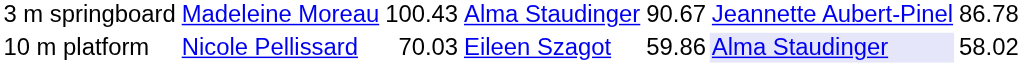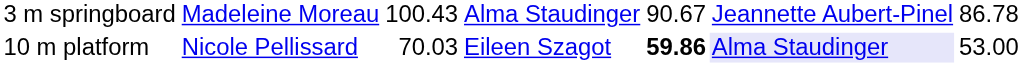(676, 47) normal -> (676, 47) bold
(989, 47) 58.02 -> (989, 47) 53.00
